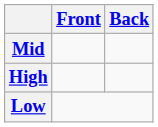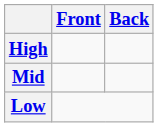rows swapped: (28, 77) <-> (28, 48)
